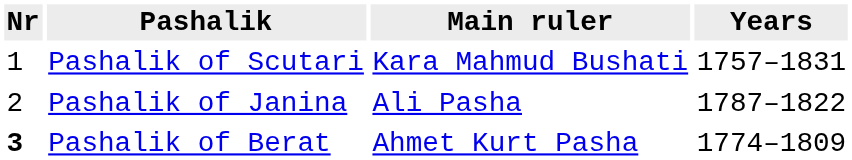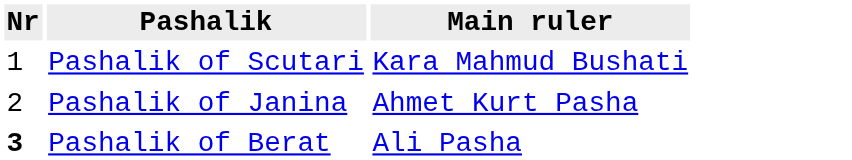- column: (771, 22)
(447, 103) Ali Pasha -> (505, 103) Ahmet Kurt Pasha
(505, 144) Ahmet Kurt Pasha -> (447, 144) Ali Pasha
